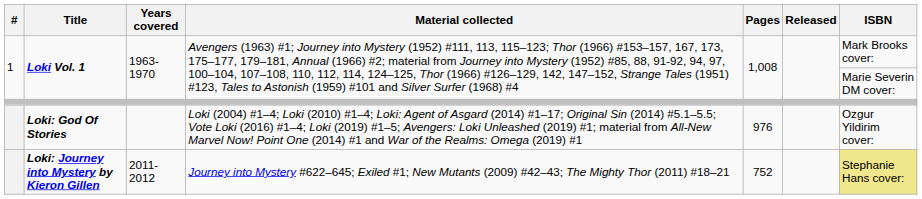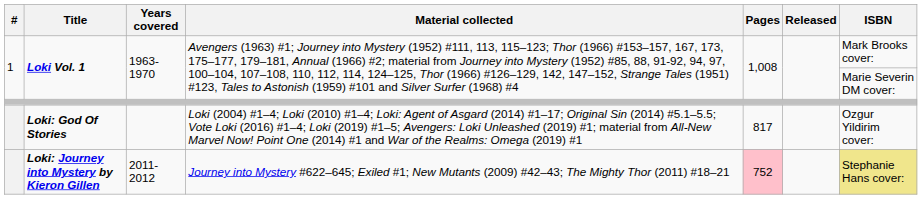(763, 127) 976 -> (763, 127) 817
(763, 172) no background -> (763, 172) pink background
